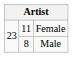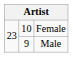(26, 28) 11 -> (26, 28) 10
(26, 44) 8 -> (26, 44) 9
